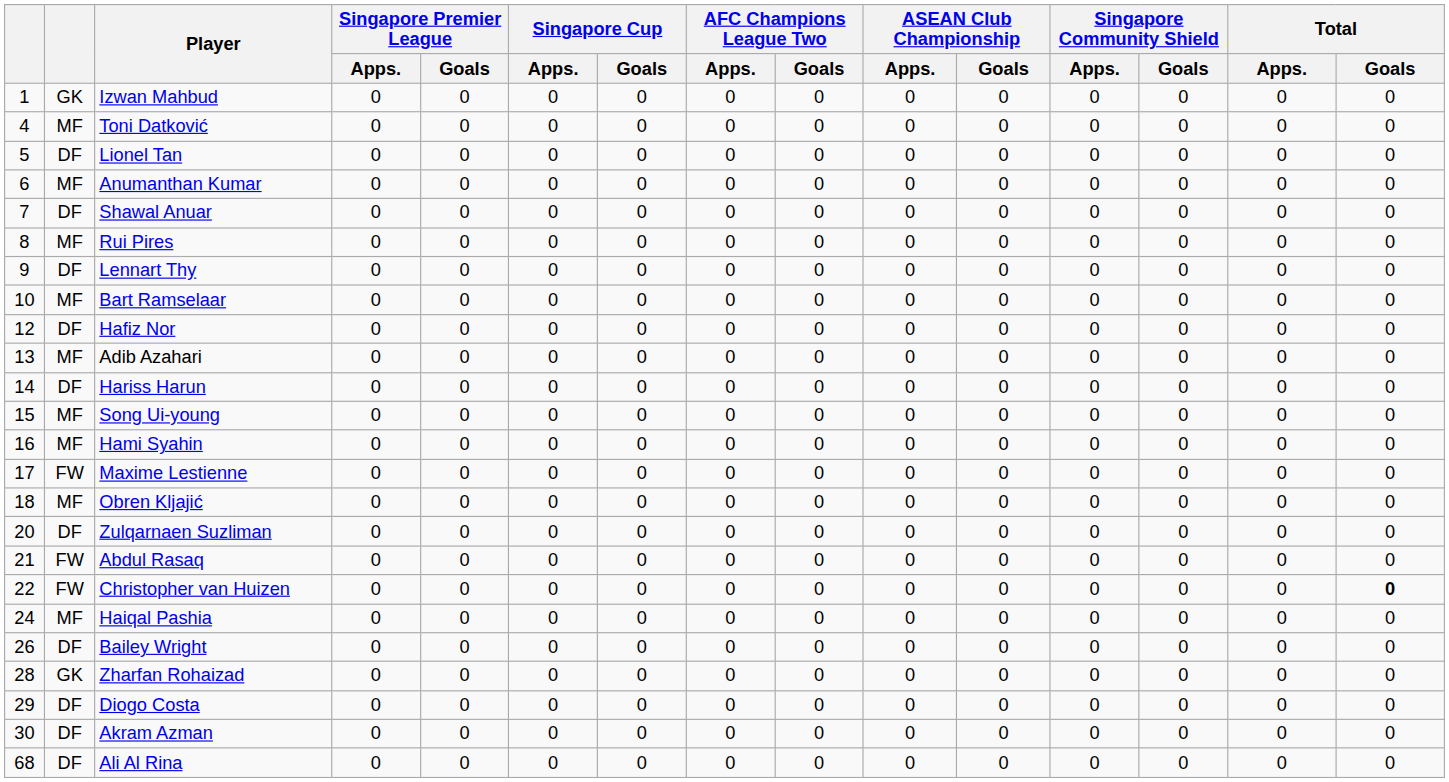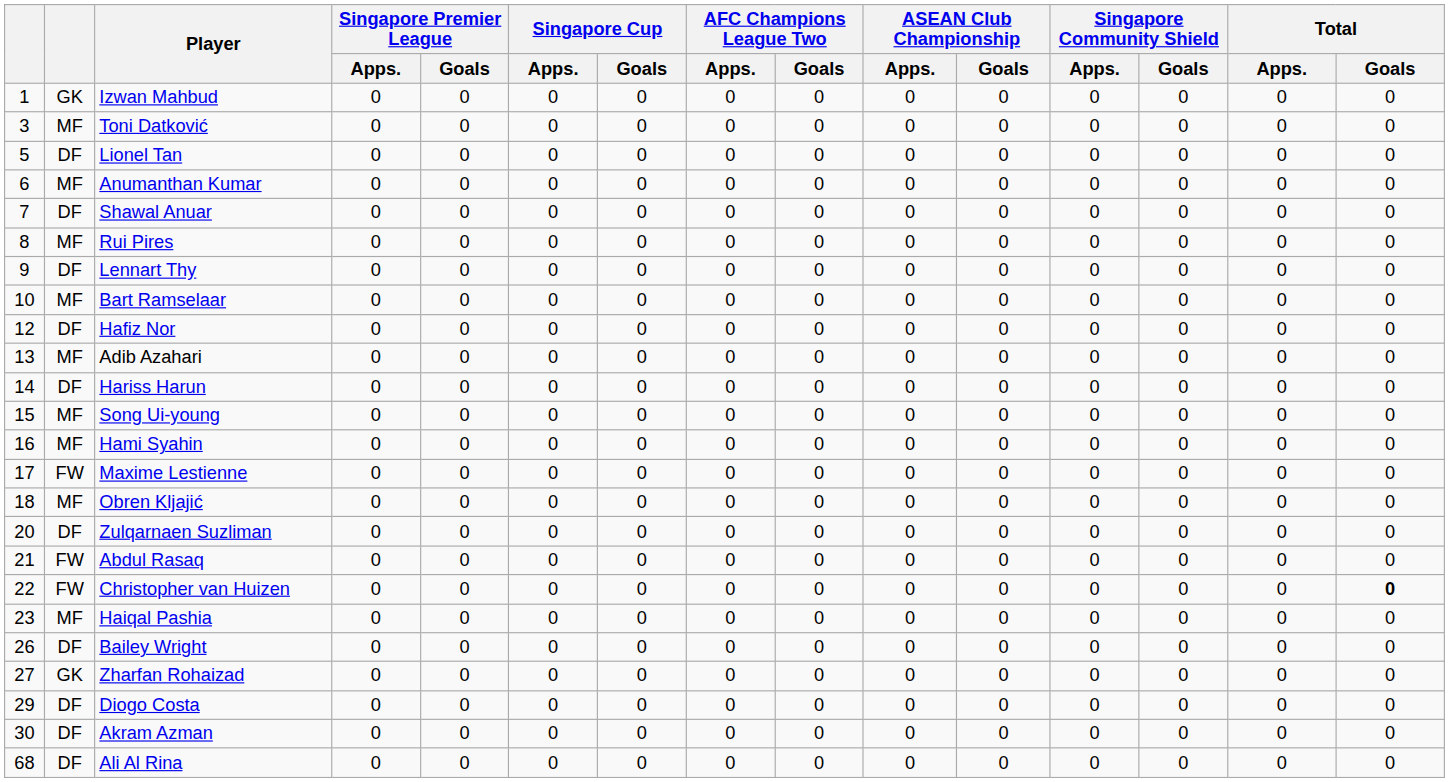(24, 126) 4 -> (24, 126) 3
(24, 618) 24 -> (24, 618) 23
(24, 675) 28 -> (24, 675) 27
